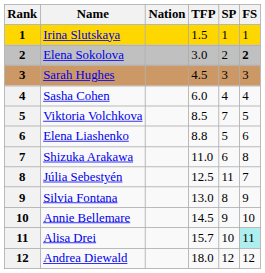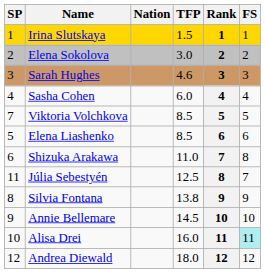columns swapped: (22, 14) <-> (229, 14)
(245, 55) bold -> (245, 55) normal
(199, 75) 4.5 -> (184, 75) 4.6
(199, 136) 8.8 -> (184, 136) 8.5
(202, 197) 13.0 -> (188, 197) 13.8
(202, 237) 15.7 -> (188, 237) 16.0
